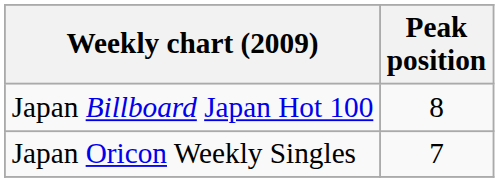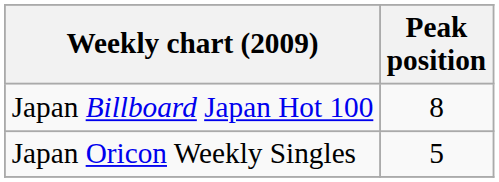(436, 153) 7 -> (436, 153) 5
